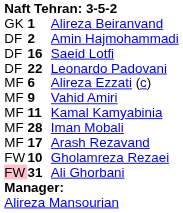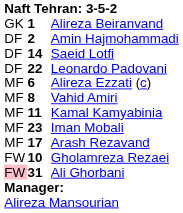(35, 53) 16 -> (35, 53) 14
(31, 98) 9 -> (31, 98) 8
(35, 127) 28 -> (35, 127) 23
